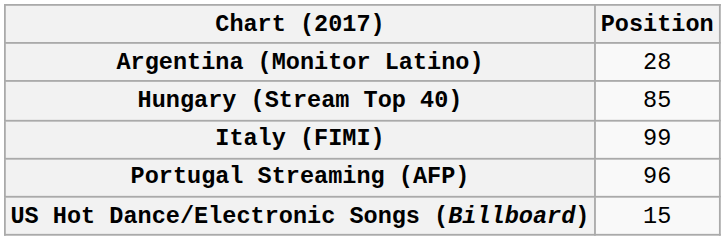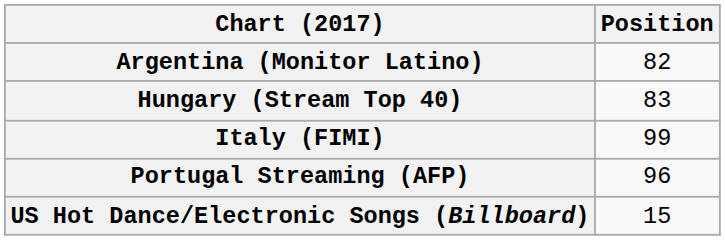(657, 62) 28 -> (657, 62) 82
(657, 101) 85 -> (657, 101) 83
